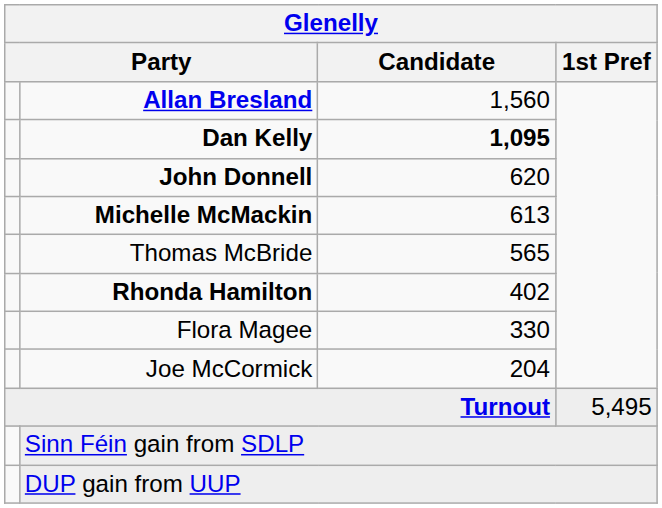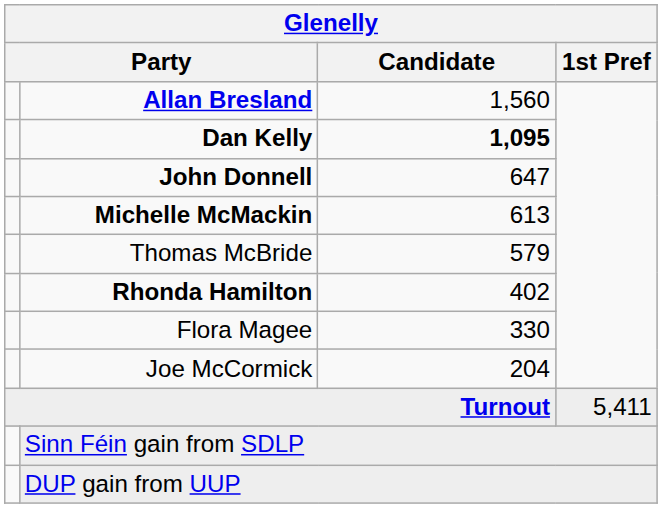(530, 176) 620 -> (530, 176) 647
(530, 253) 565 -> (530, 253) 579
(621, 406) 5,495 -> (622, 406) 5,411
